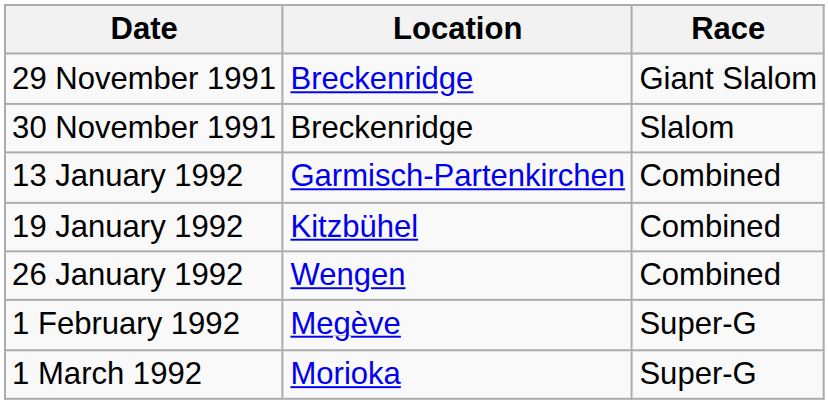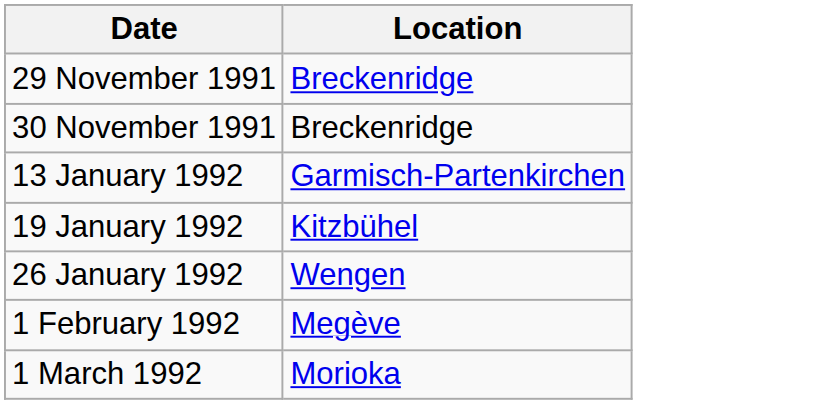- column: (728, 29)
